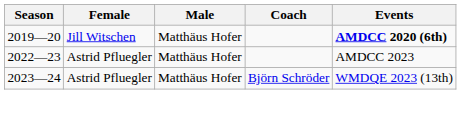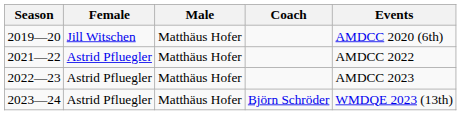(391, 36) bold -> (389, 36) normal
+ row: (34, 57)
